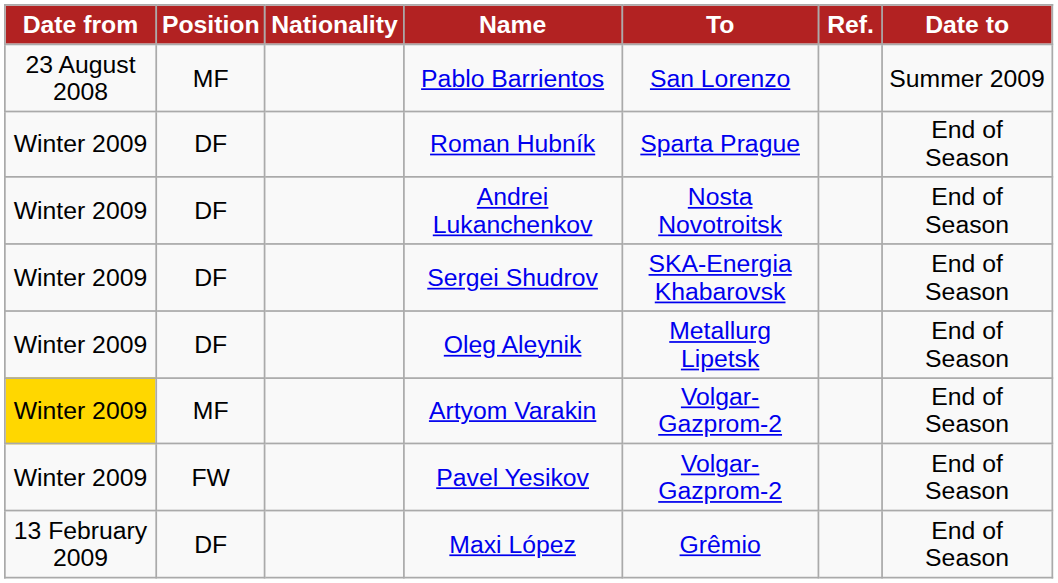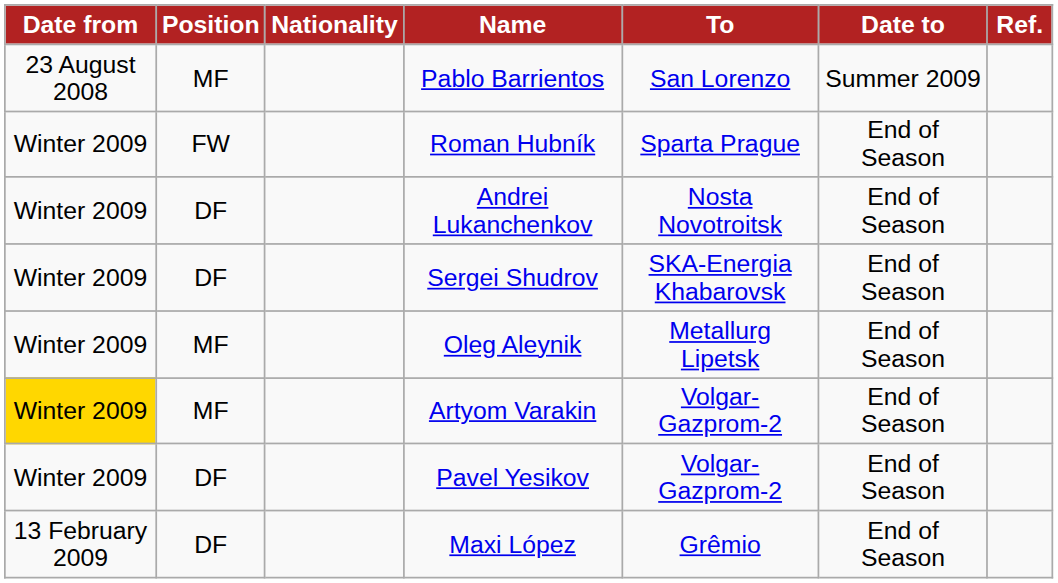columns swapped: (967, 25) <-> (851, 25)
(211, 144) DF -> (211, 144) FW
(211, 344) DF -> (211, 344) MF
(211, 478) FW -> (211, 478) DF
